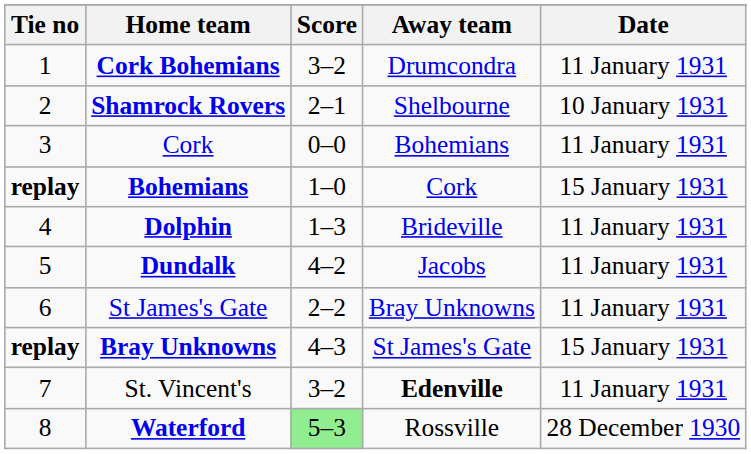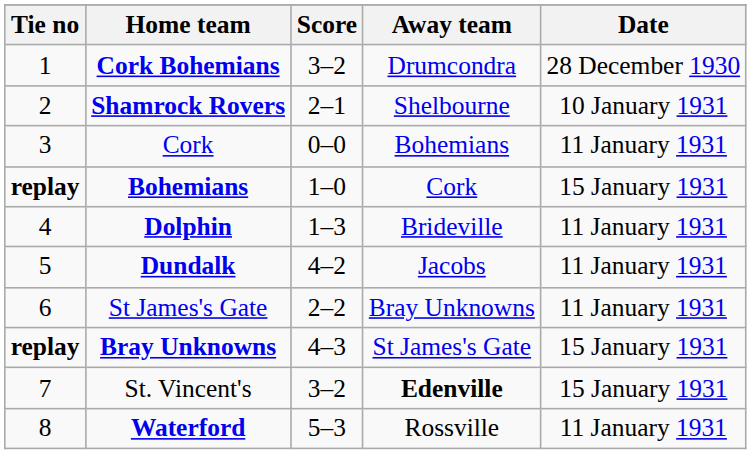(643, 65) 11 January 1931 -> (643, 65) 28 December 1930
(643, 387) 11 January 1931 -> (643, 387) 15 January 1931
(327, 428) lightgreen background -> (327, 428) no background
(643, 428) 28 December 1930 -> (643, 428) 11 January 1931
